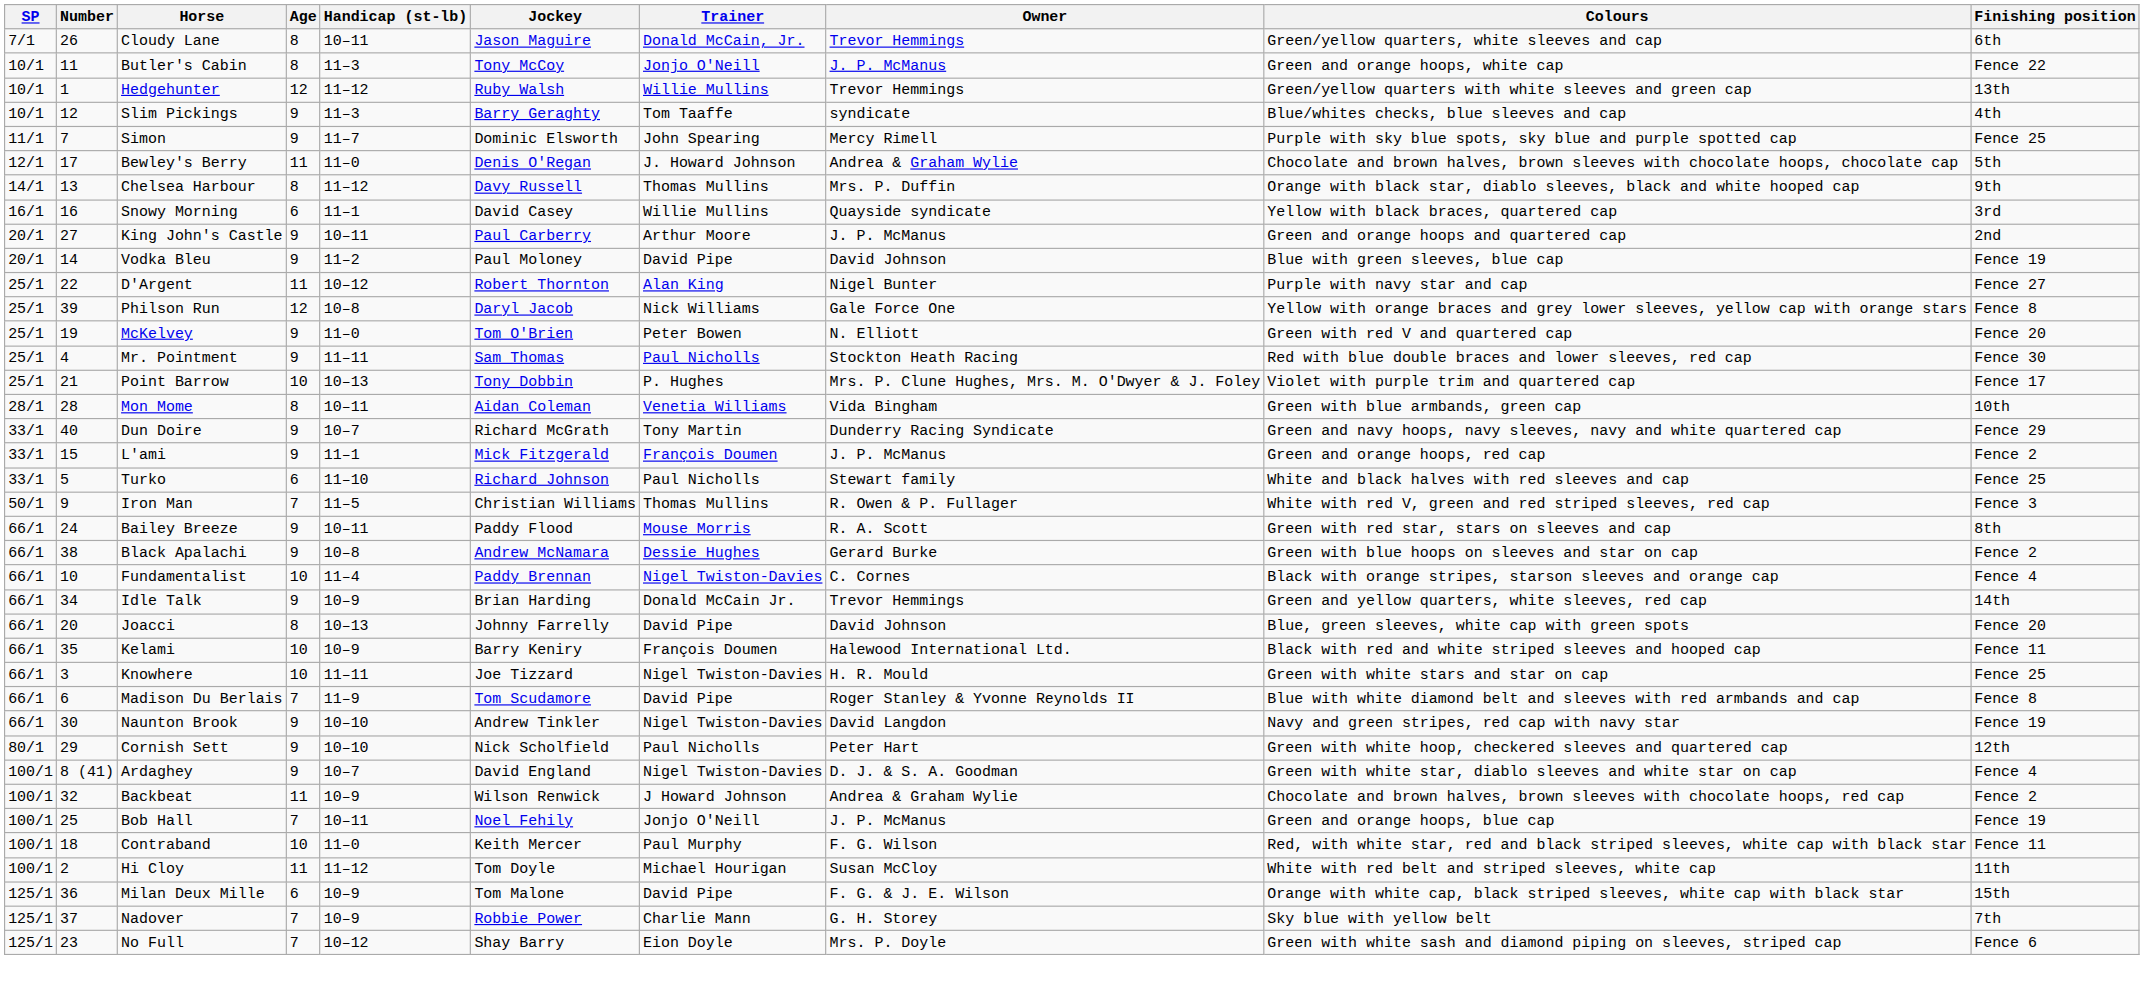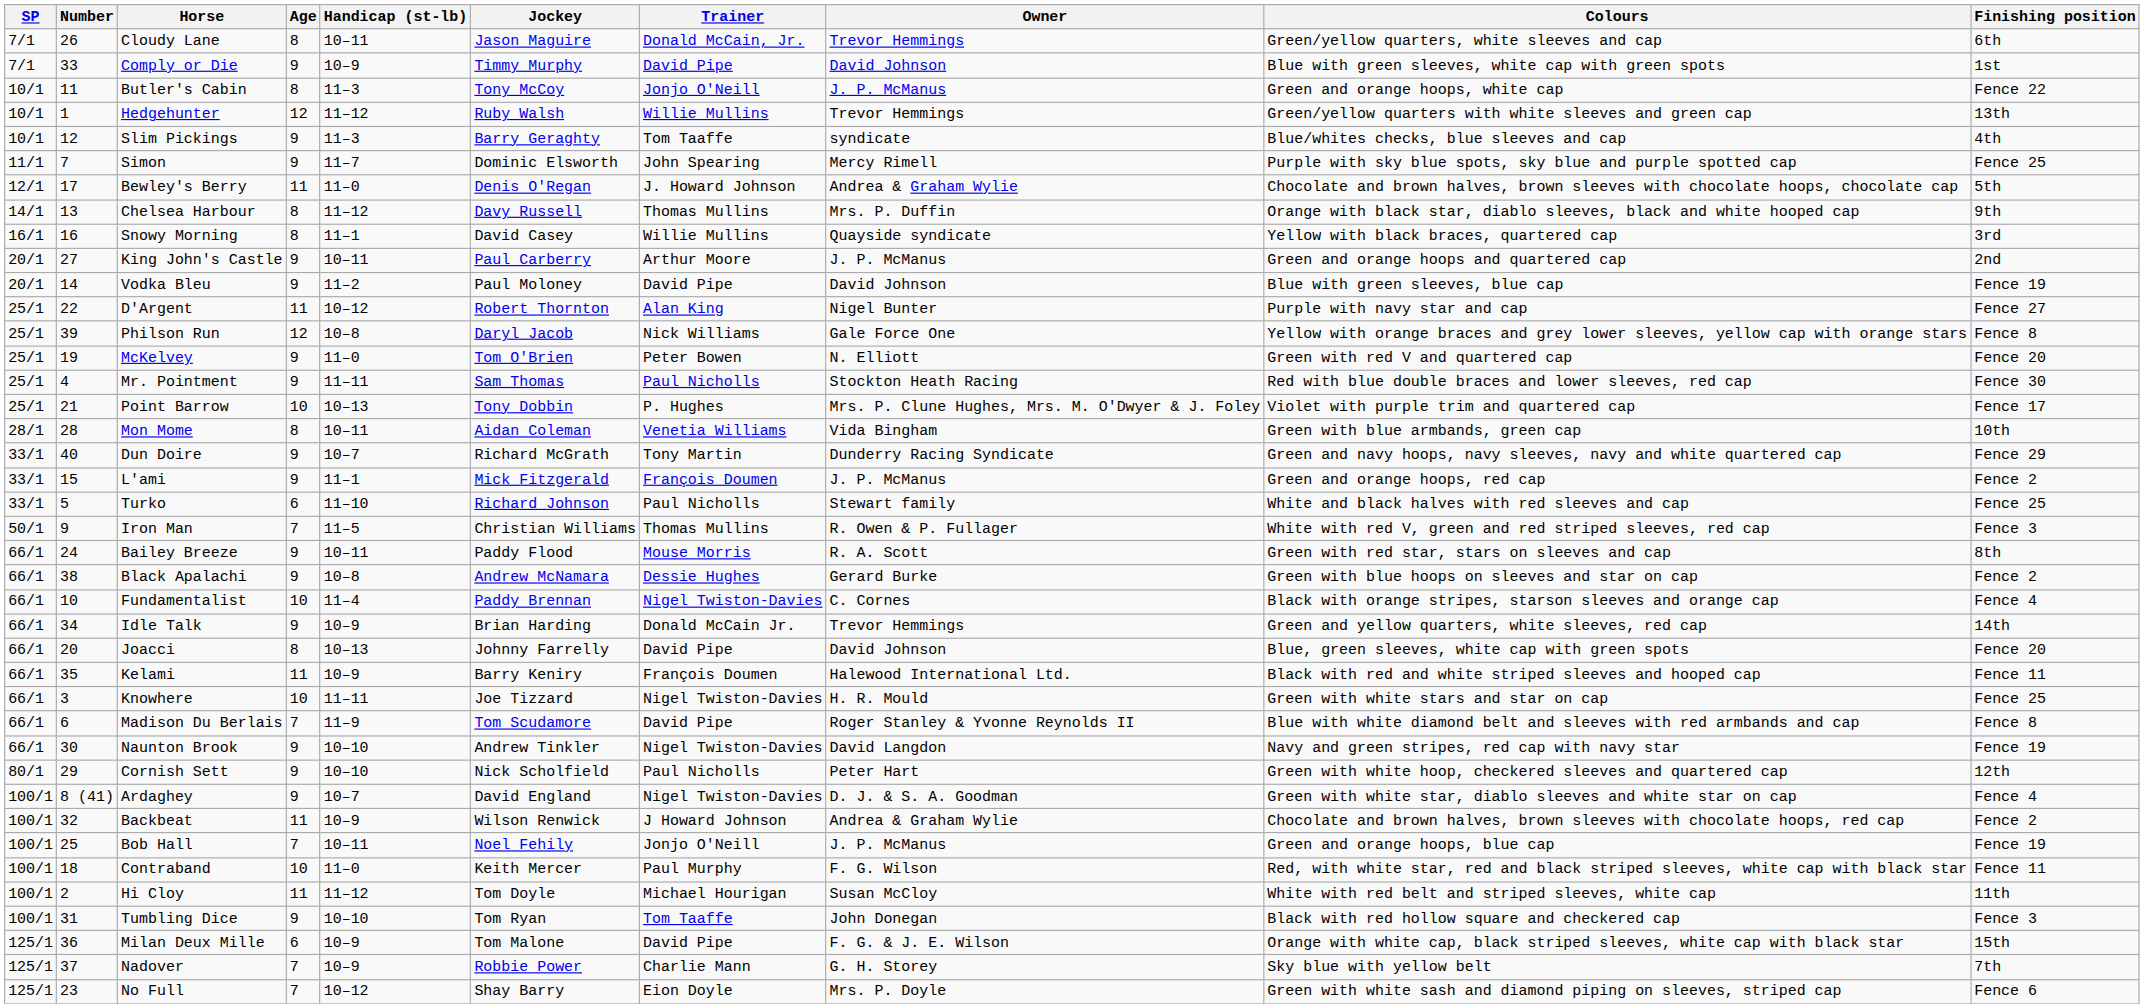+ row: (179, 65)
(294, 212) 6 -> (294, 236) 8
(299, 650) 10 -> (299, 675) 11
+ row: (179, 918)
